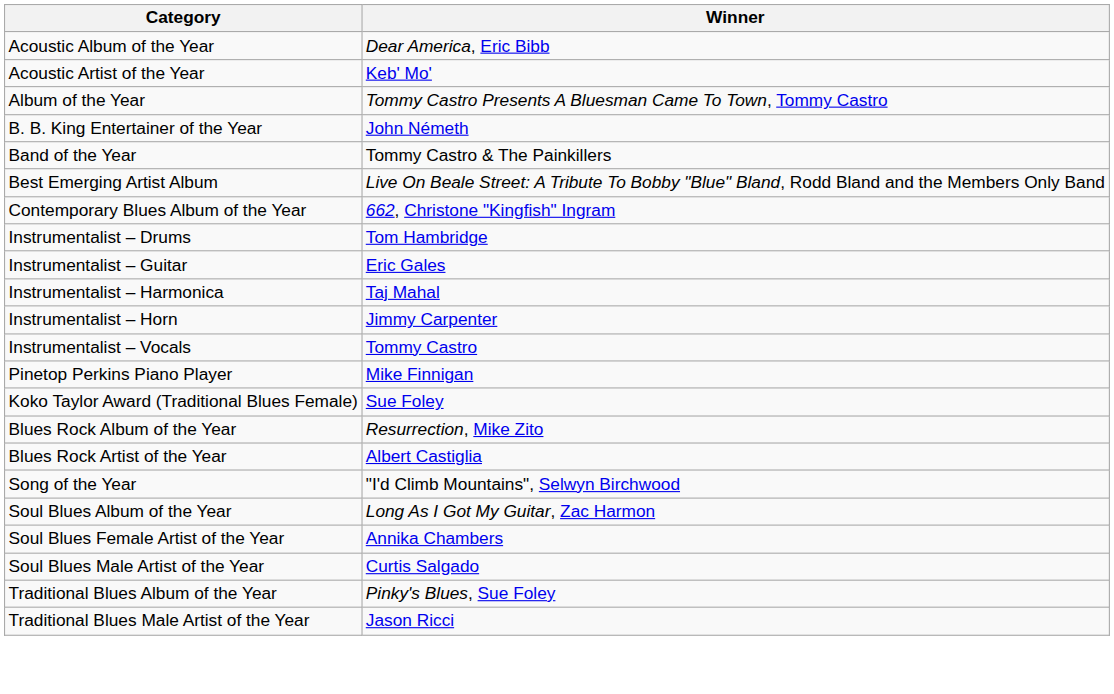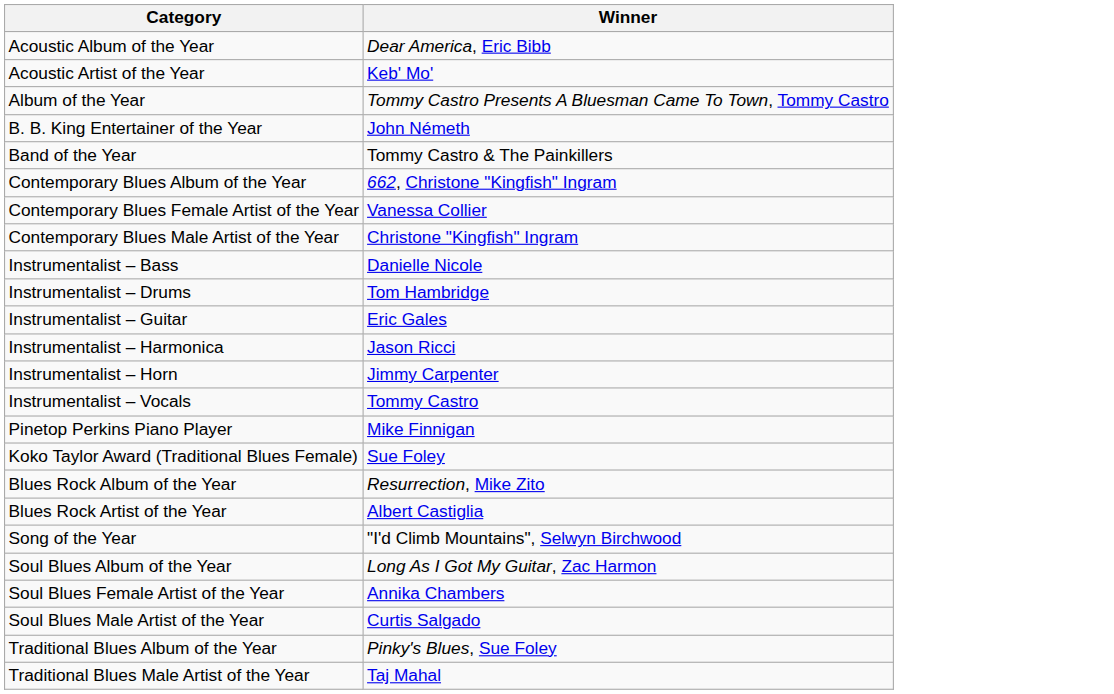- row: (113, 182)
+ row: (184, 210)
+ row: (174, 237)
+ row: (94, 264)
(403, 292) Taj Mahal -> (411, 347) Jason Ricci
(410, 621) Jason Ricci -> (404, 675) Taj Mahal
